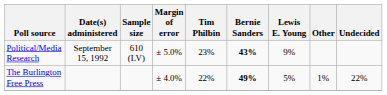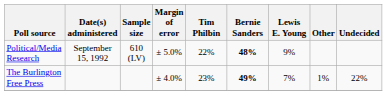(206, 53) 23% -> (206, 53) 22%
(248, 53) 43% -> (248, 53) 48%
(206, 78) 22% -> (206, 78) 23%
(289, 78) 5% -> (289, 78) 7%
